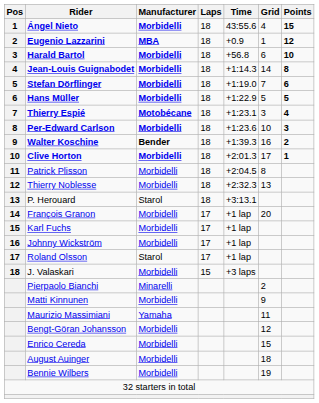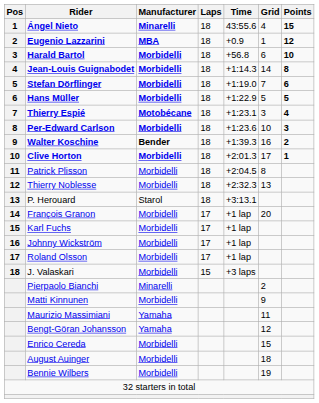(160, 26) Morbidelli -> (157, 26) Minarelli
(150, 257) Starol -> (158, 257) Morbidelli
(158, 329) Morbidelli -> (155, 329) Yamaha
